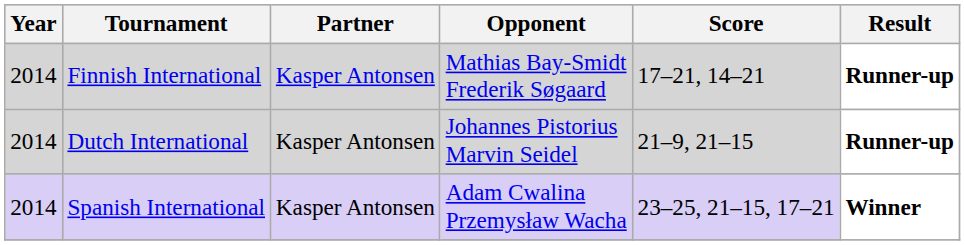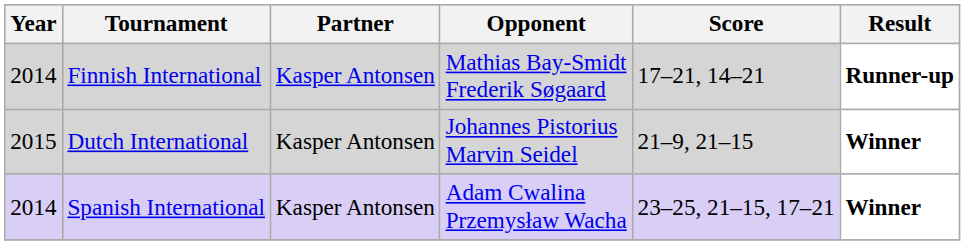(33, 141) 2014 -> (33, 141) 2015
(900, 141) Runner-up -> (883, 141) Winner
